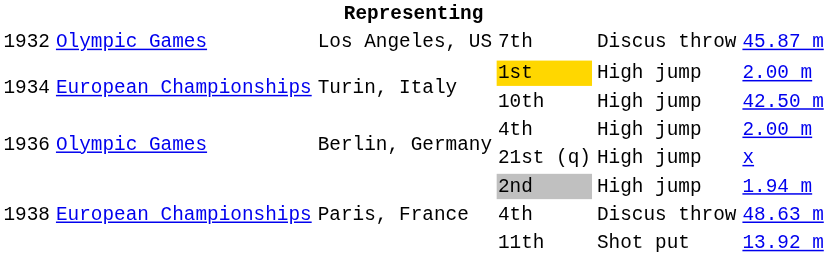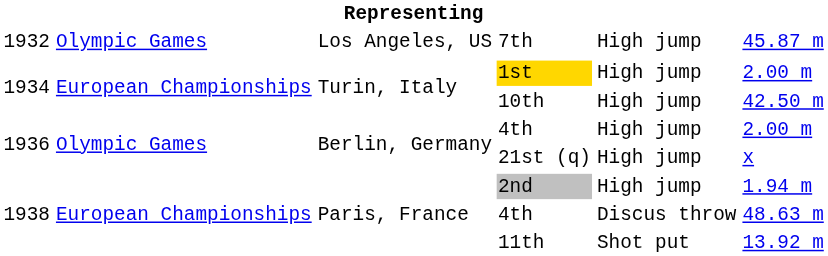(667, 42) Discus throw -> (649, 42) High jump
